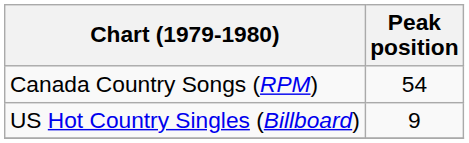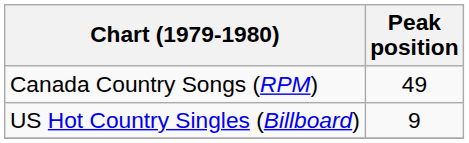(414, 84) 54 -> (414, 84) 49
